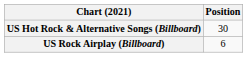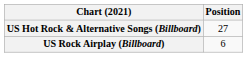(223, 28) 30 -> (223, 28) 27
